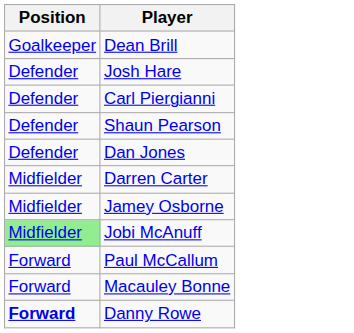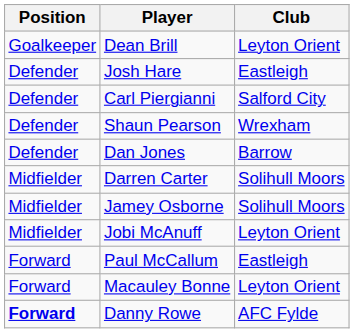+ column: (291, 17)
(45, 233) lightgreen background -> (45, 233) no background
